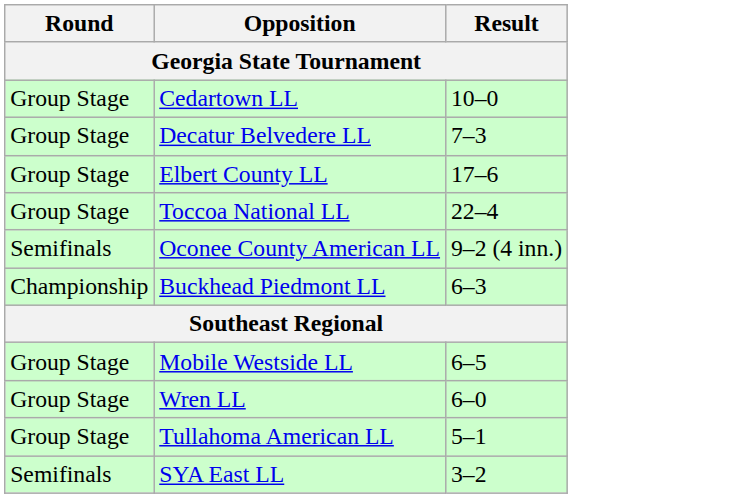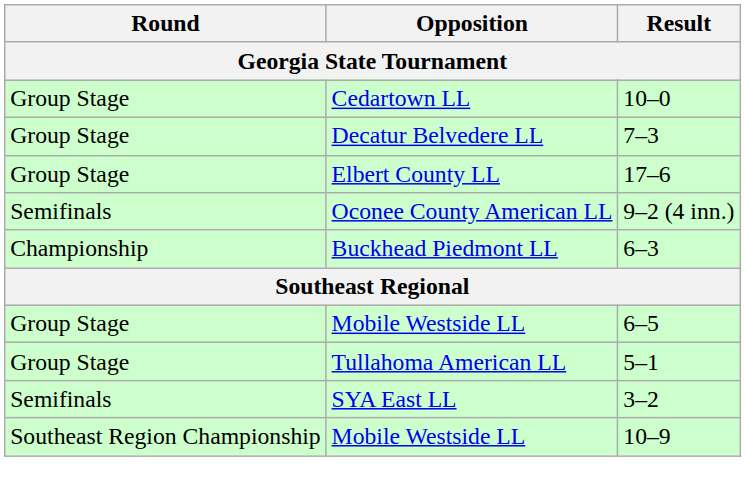- row: (254, 211)
- row: (203, 398)
+ row: (428, 436)
